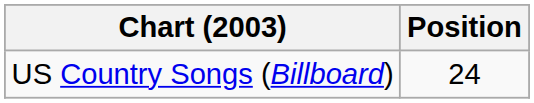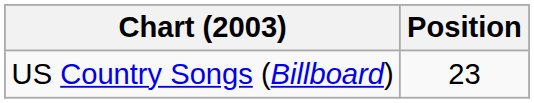(464, 73) 24 -> (464, 73) 23
